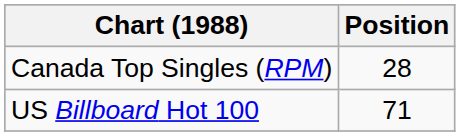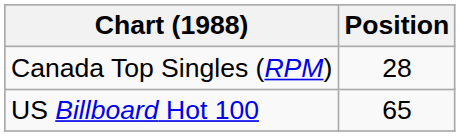(397, 109) 71 -> (397, 109) 65
